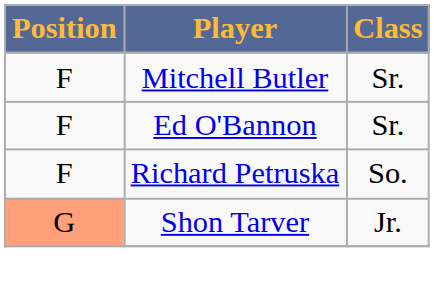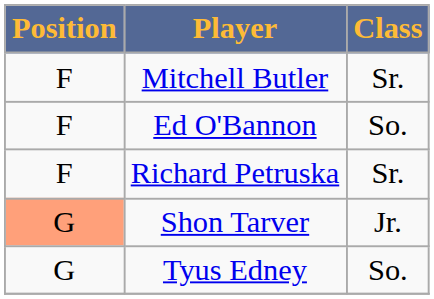(388, 125) Sr. -> (388, 125) So.
(388, 173) So. -> (388, 173) Sr.
+ row: (235, 269)
